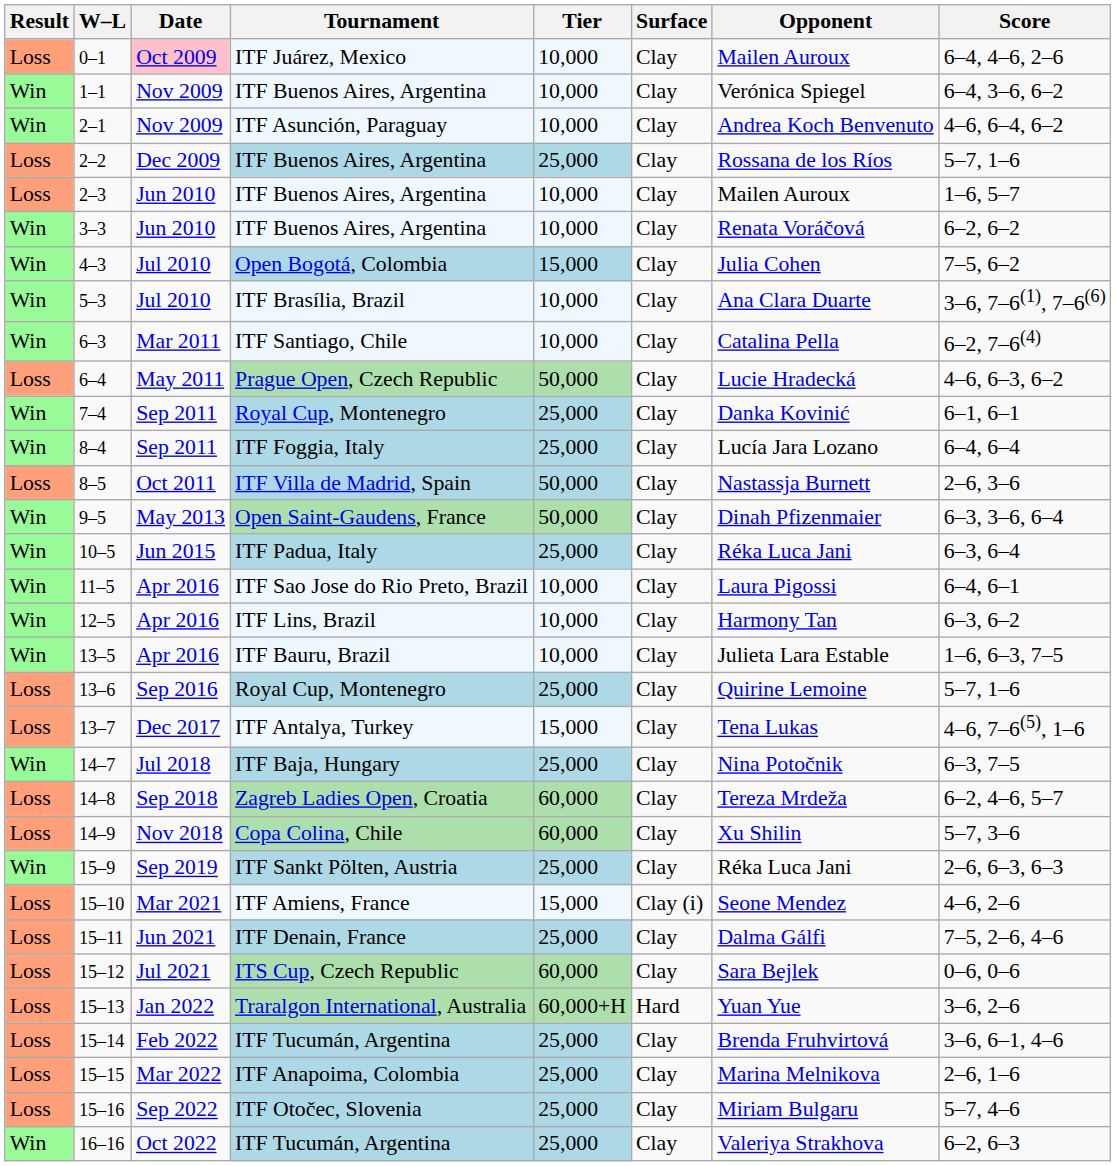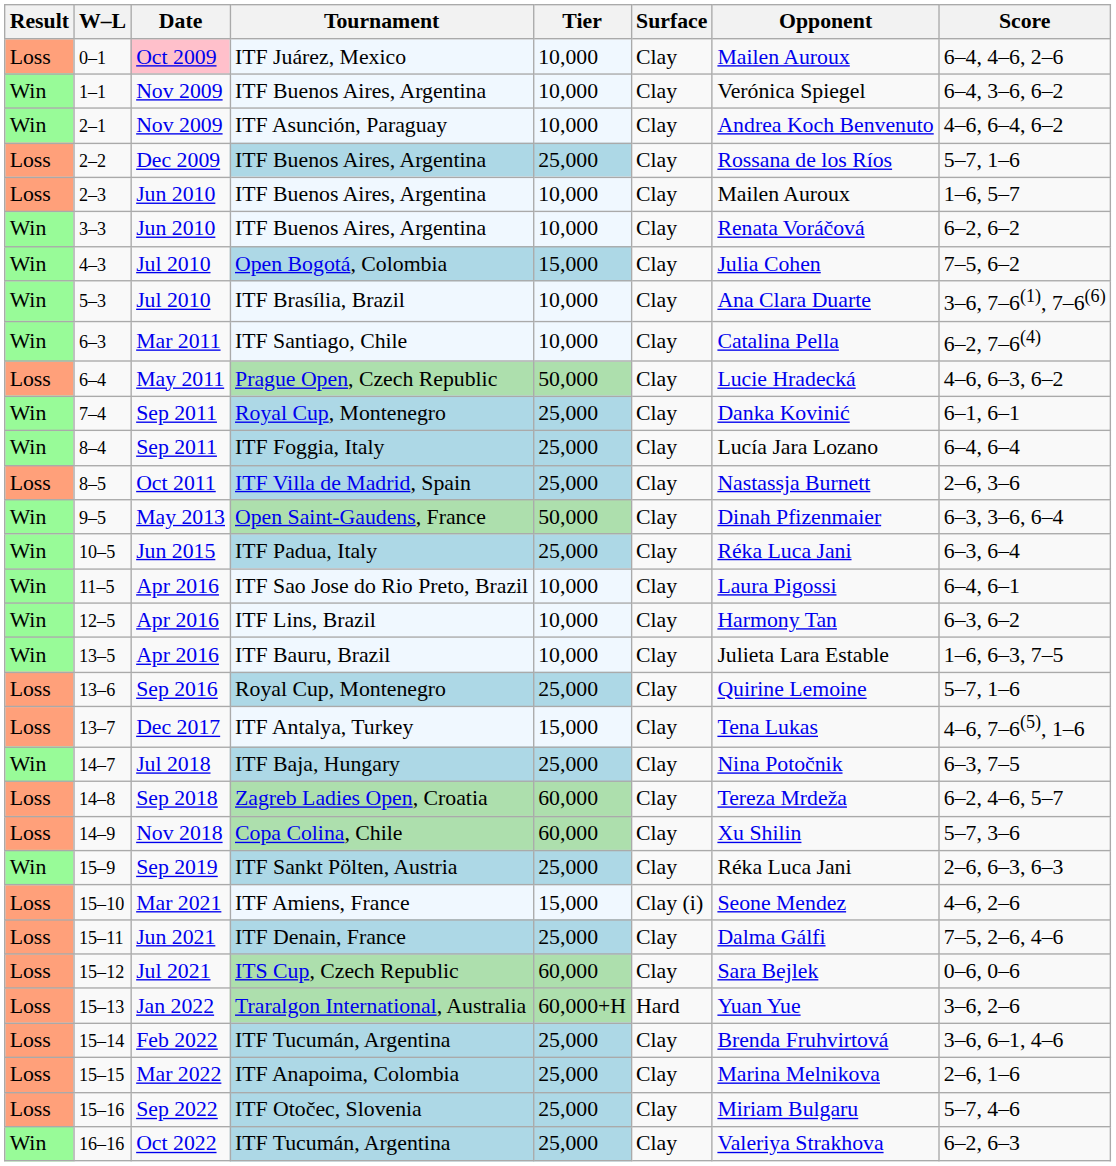(568, 482) 50,000 -> (568, 482) 25,000
